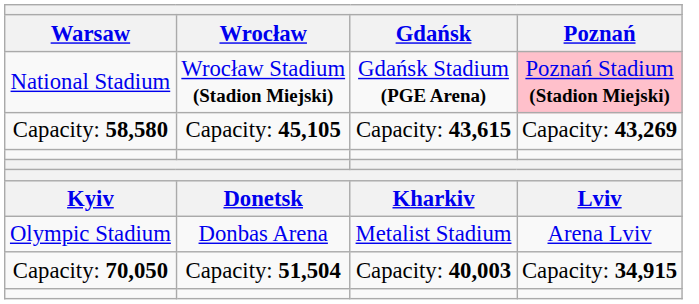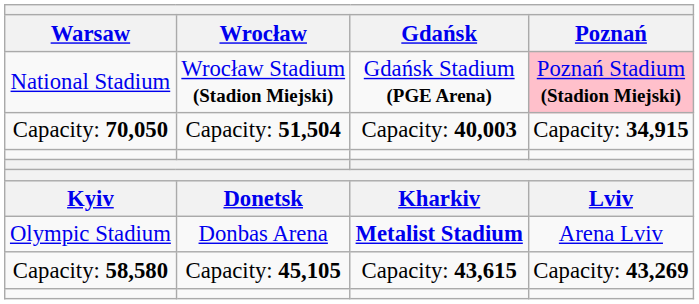rows swapped: (90, 130) <-> (90, 270)
(434, 234) normal -> (439, 234) bold
